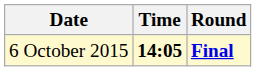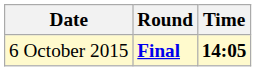columns swapped: (160, 19) <-> (219, 19)
